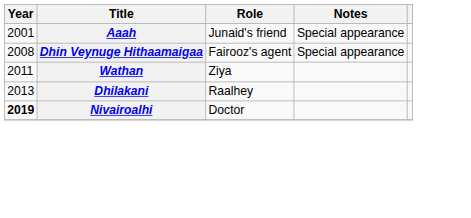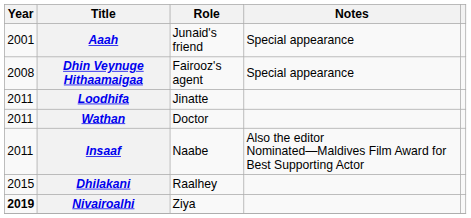+ row: (103, 99)
(220, 71) Ziya -> (190, 118) Doctor
+ row: (103, 151)
(21, 91) 2013 -> (21, 184) 2015
(226, 110) Doctor -> (184, 203) Ziya
